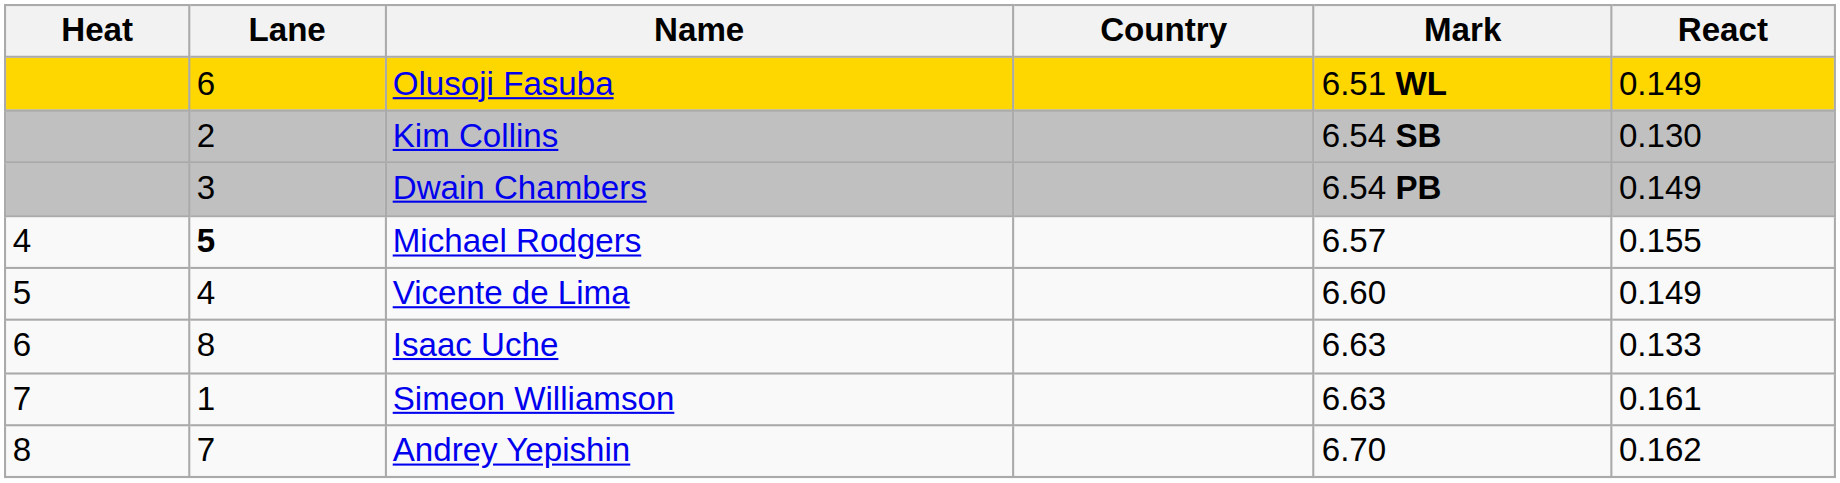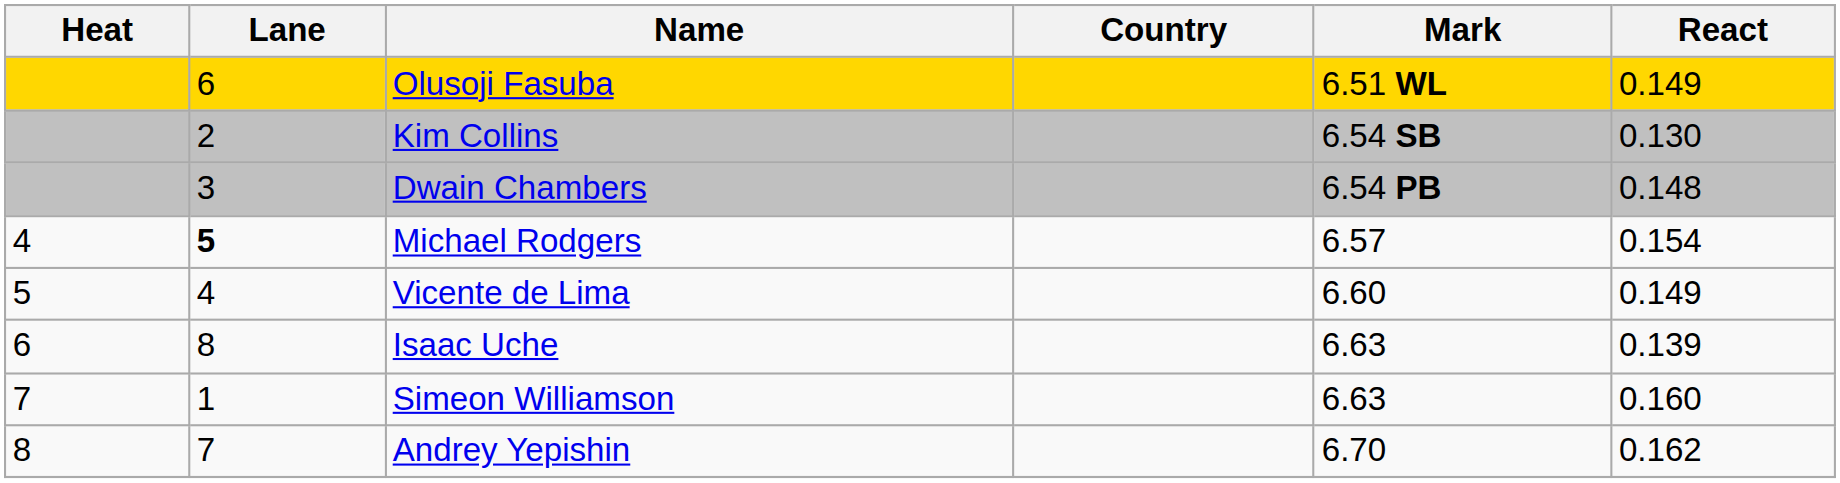(1660, 188) 0.149 -> (1660, 188) 0.148
(1660, 240) 0.155 -> (1660, 240) 0.154
(1660, 345) 0.133 -> (1660, 345) 0.139
(1660, 398) 0.161 -> (1660, 398) 0.160
